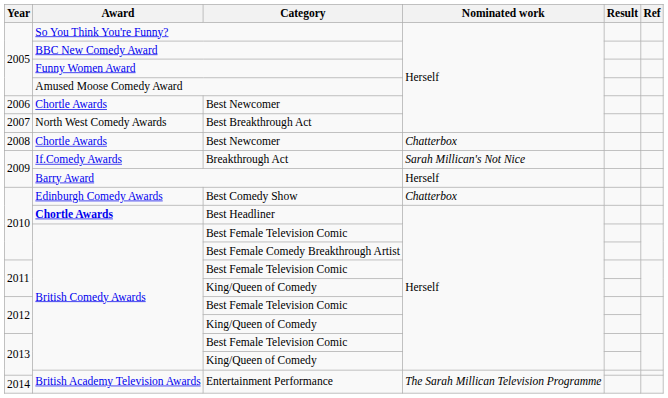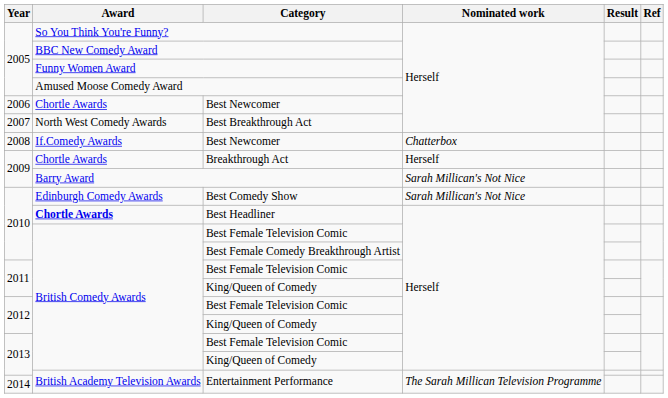(71, 141) Chortle Awards -> (79, 141) If.Comedy Awards
(79, 159) If.Comedy Awards -> (71, 159) Chortle Awards
(465, 159) Sarah Millican's Not Nice -> (422, 159) Herself
(422, 178) Herself -> (465, 178) Sarah Millican's Not Nice
(431, 196) Chatterbox -> (465, 196) Sarah Millican's Not Nice
